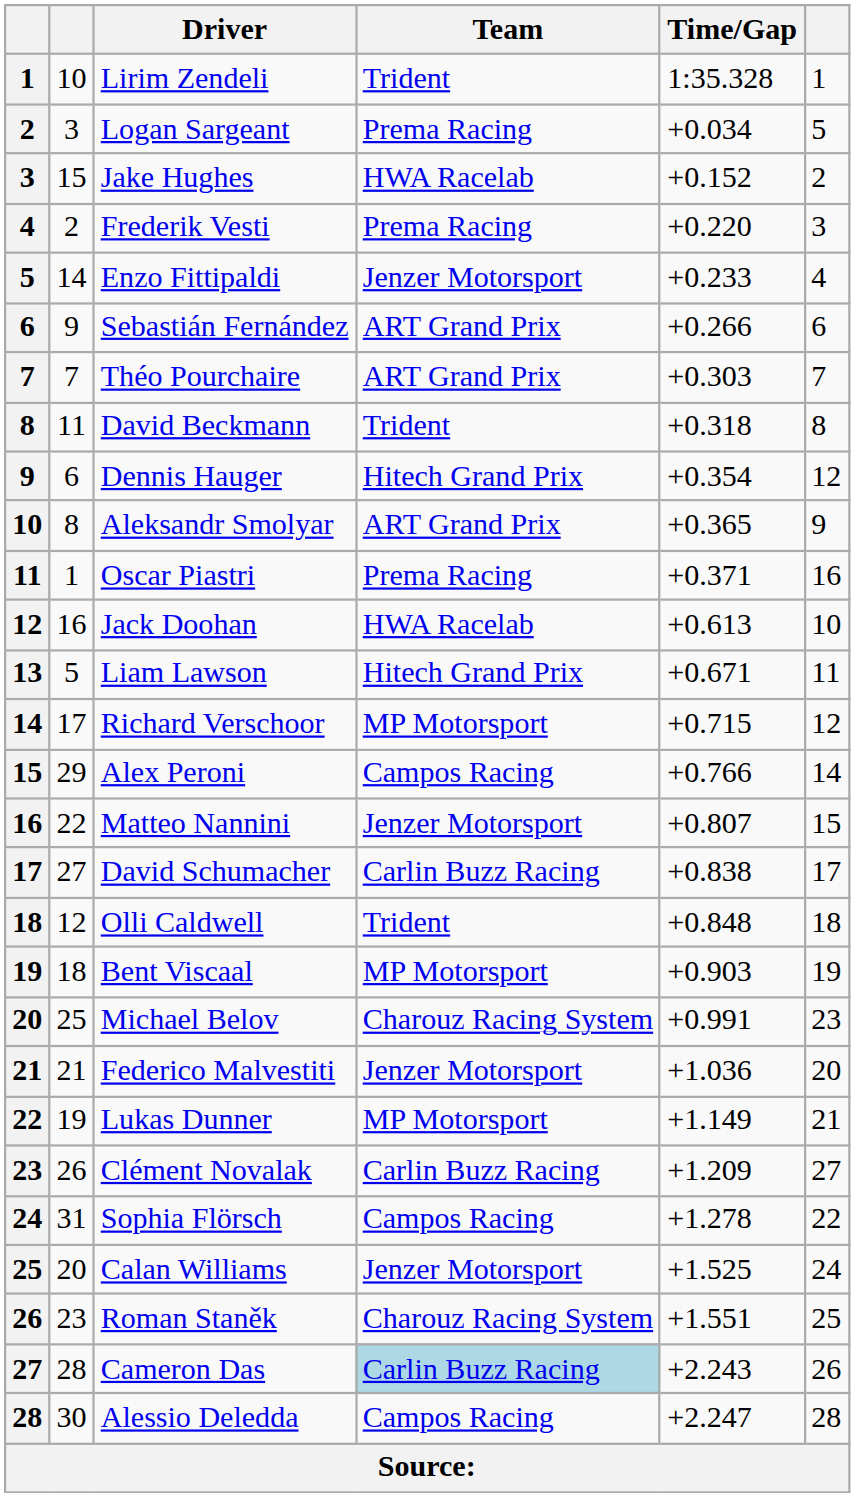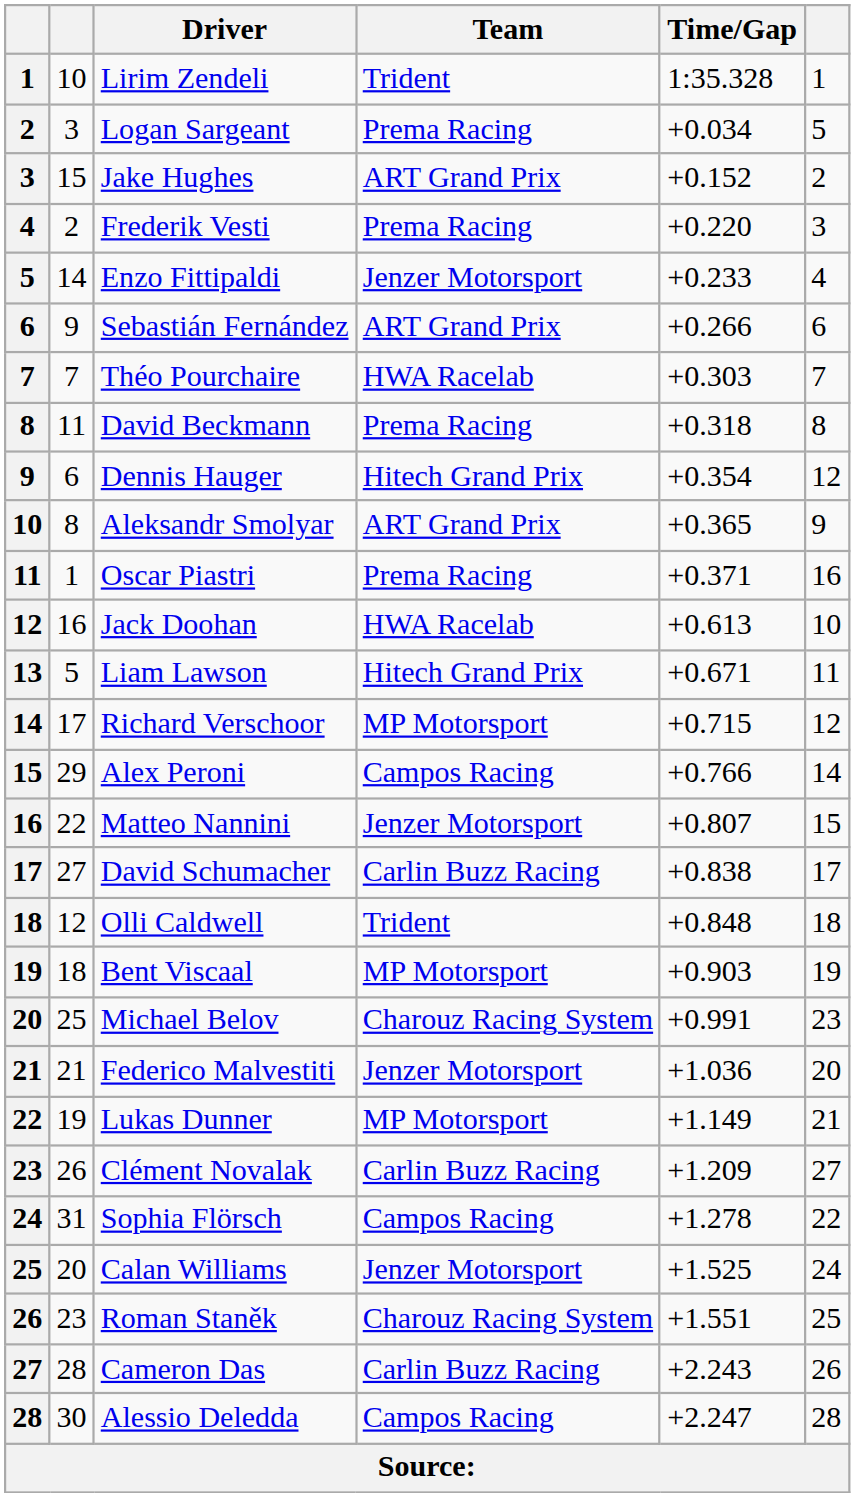(448, 177) HWA Racelab -> (462, 177) ART Grand Prix
(462, 375) ART Grand Prix -> (448, 375) HWA Racelab
(406, 425) Trident -> (447, 425) Prema Racing
(481, 1367) lightblue background -> (481, 1367) no background
